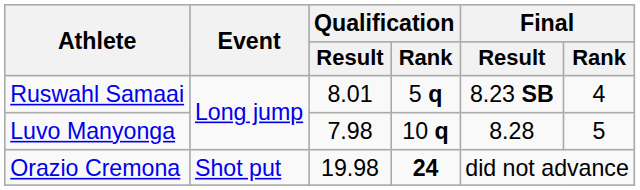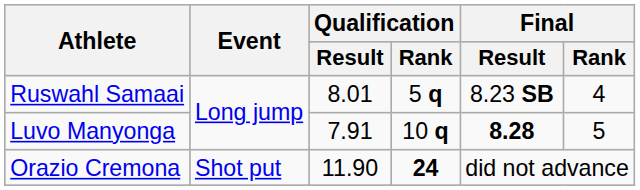(350, 131) 7.98 -> (350, 131) 7.91
(512, 131) normal -> (512, 131) bold
(350, 168) 19.98 -> (350, 168) 11.90
